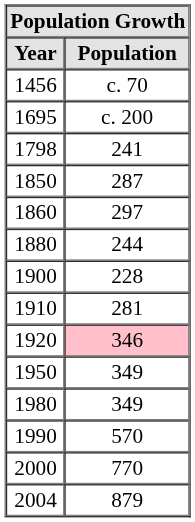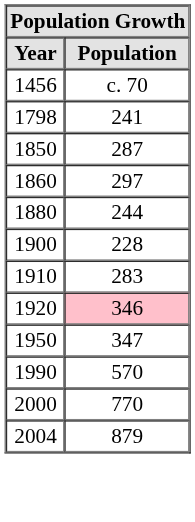- row: (36, 116)
(127, 308) 281 -> (127, 276) 283
(127, 372) 349 -> (127, 340) 347
- row: (36, 404)
